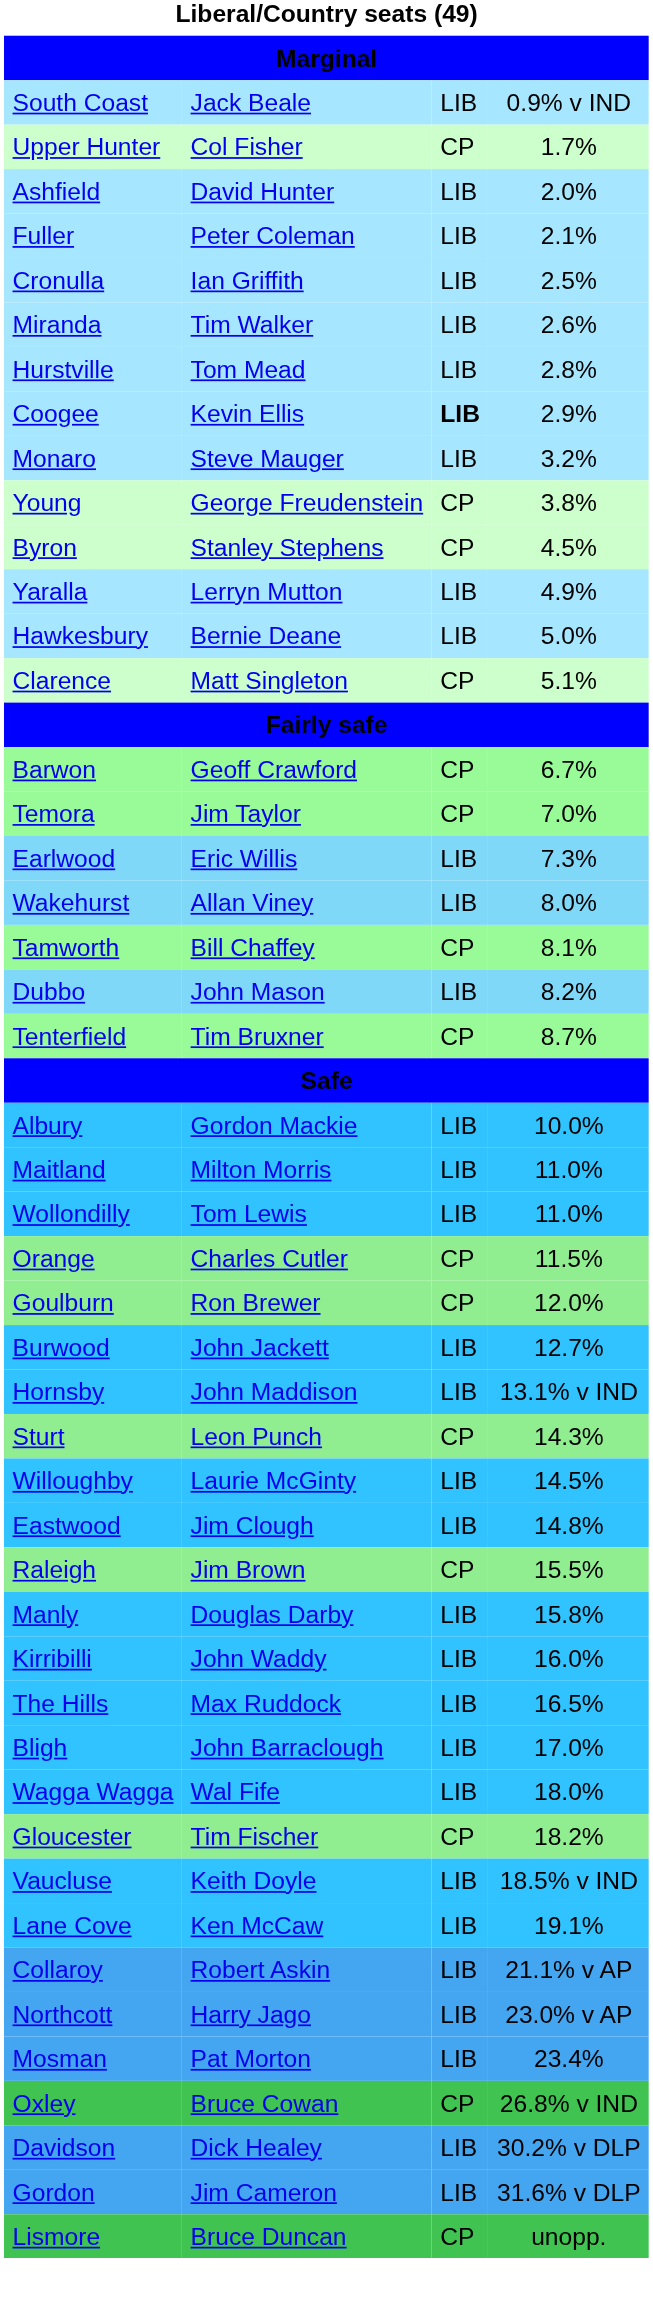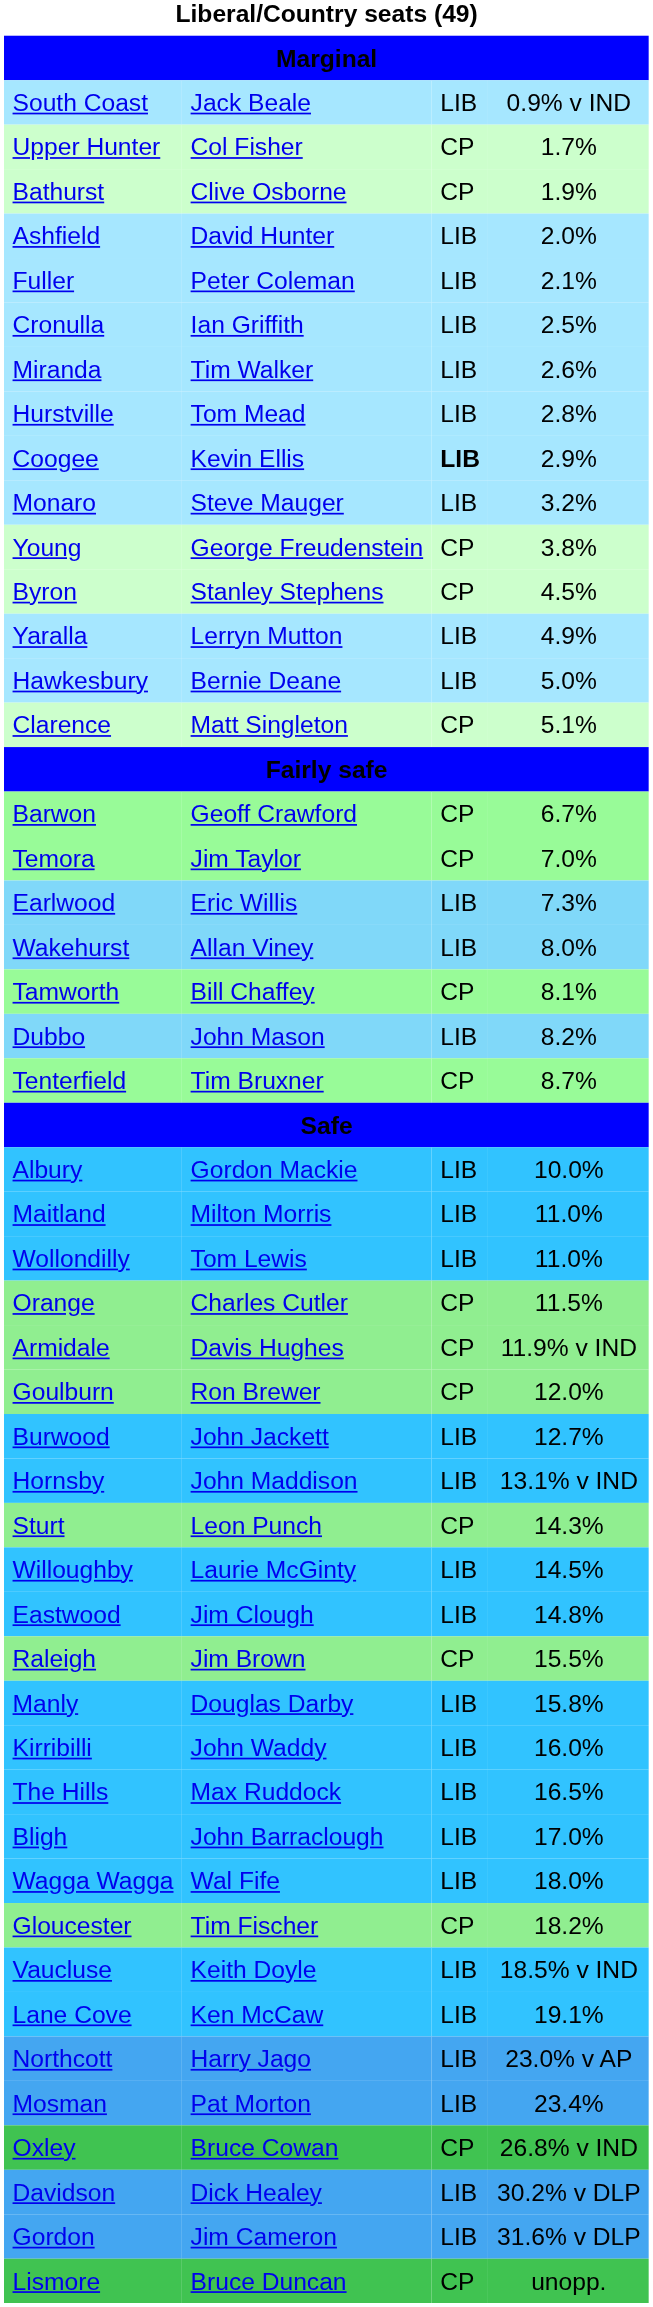+ row: (58, 191)
+ row: (61, 1347)
- row: (58, 1969)
